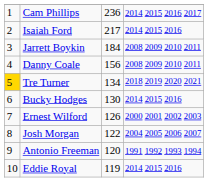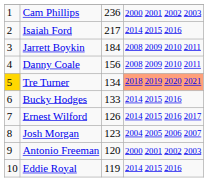(163, 13) 2014 2015 2016 2017 -> (163, 13) 2000 2001 2002 2003
(163, 82) no background -> (163, 82) lightsalmon background
(112, 99) 130 -> (112, 99) 133
(163, 116) 2000 2001 2002 2003 -> (163, 116) 2014 2015 2016 2017
(112, 133) 122 -> (112, 133) 123
(163, 151) 1991 1992 1993 1994 -> (163, 151) 2000 2001 2002 2003
